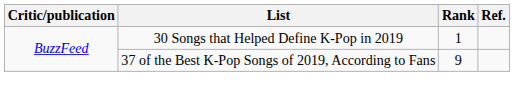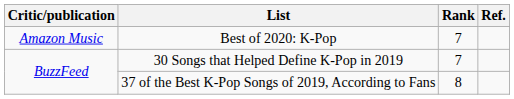+ row: (278, 37)
(458, 37) 1 -> (458, 60) 7
(458, 60) 9 -> (458, 82) 8
